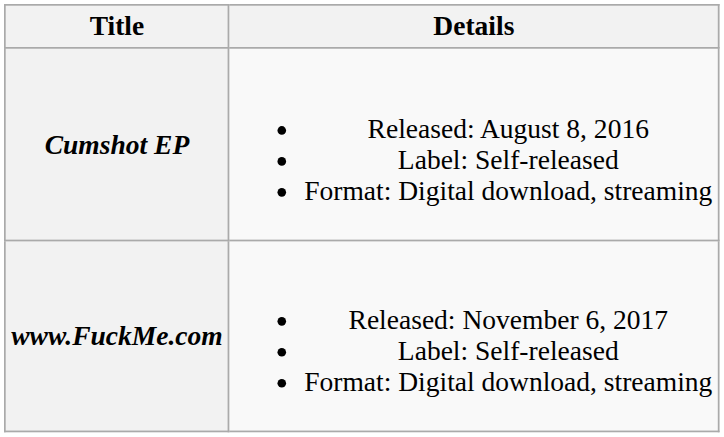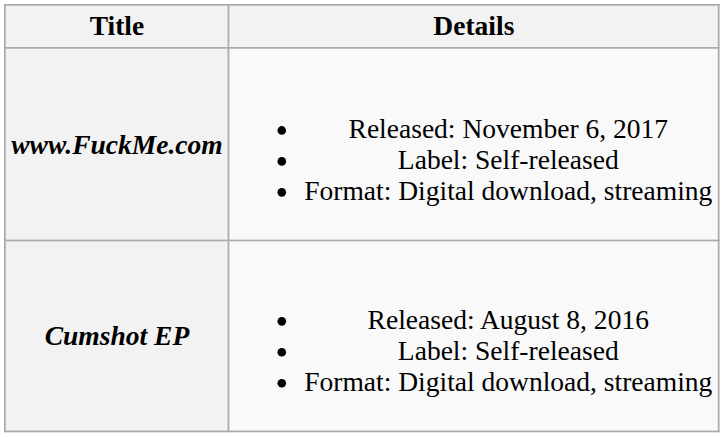rows swapped: (117, 143) <-> (117, 335)
